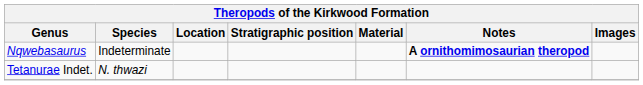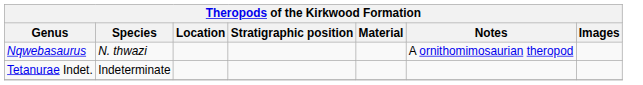(134, 51) Indeterminate -> (122, 51) N. thwazi
(499, 51) bold -> (491, 51) normal
(122, 70) N. thwazi -> (134, 70) Indeterminate
